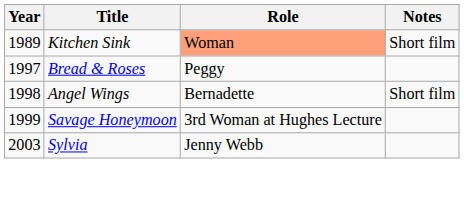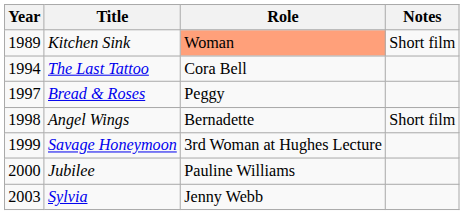+ row: (98, 68)
+ row: (71, 171)
